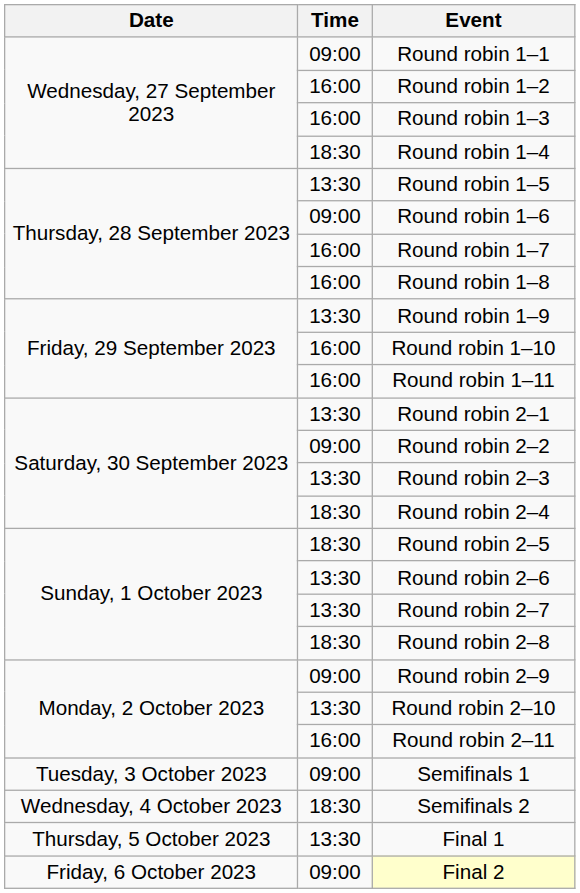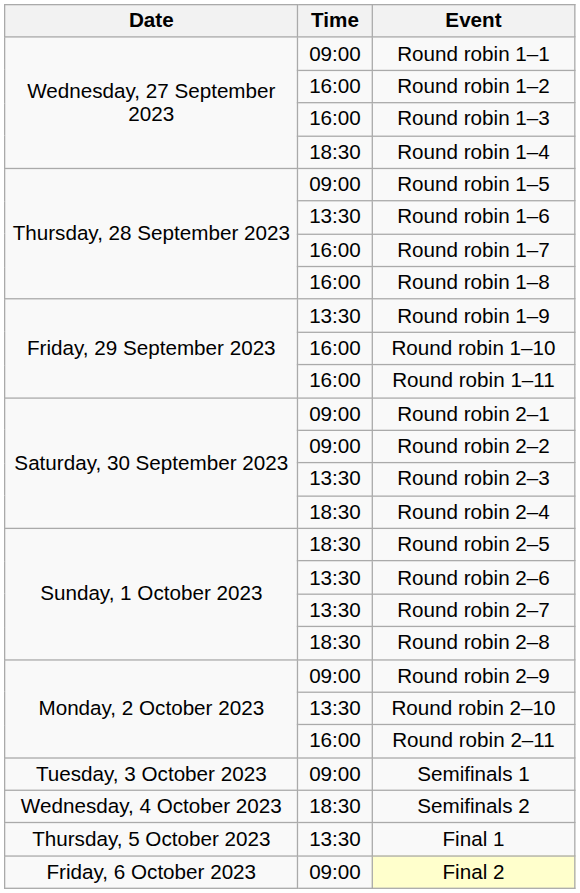(335, 184) 13:30 -> (335, 184) 09:00
(335, 217) 09:00 -> (335, 217) 13:30
(335, 413) 13:30 -> (335, 413) 09:00
